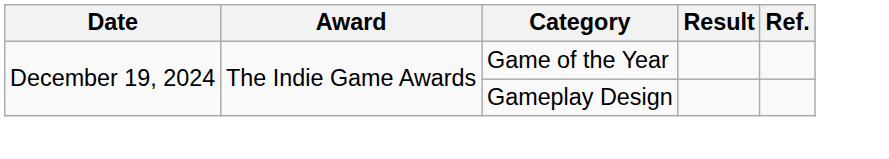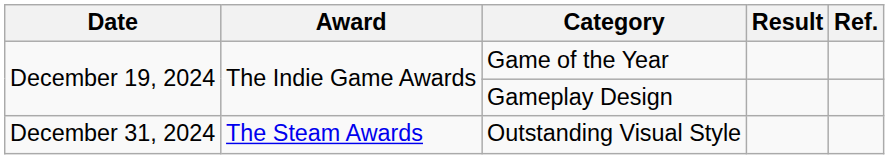+ row: (614, 134)
